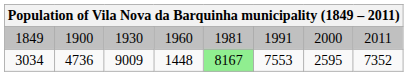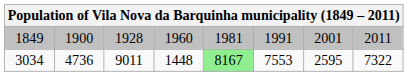(129, 37) 1930 -> (129, 37) 1928
(328, 37) 2000 -> (328, 37) 2001
(129, 60) 9009 -> (129, 60) 9011
(378, 60) 7352 -> (378, 60) 7322
